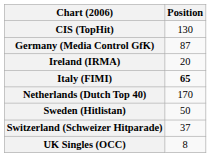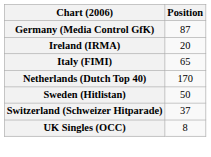- row: (85, 29)
(185, 78) bold -> (185, 62) normal
